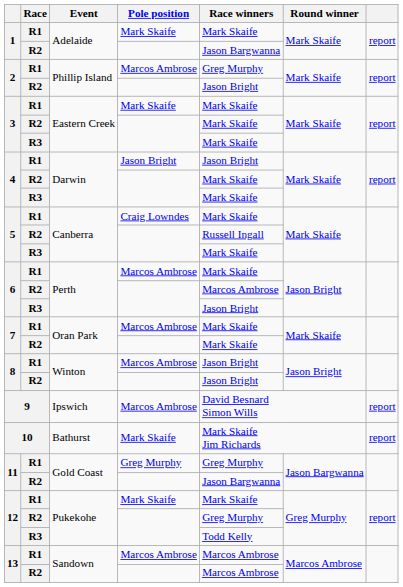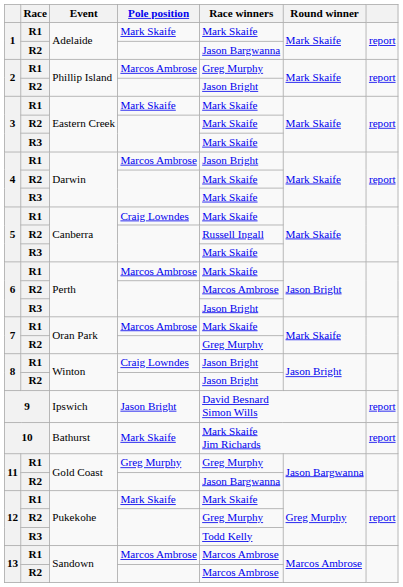(148, 160) Jason Bright -> (159, 160) Marcos Ambrose
(230, 344) Mark Skaife -> (233, 344) Greg Murphy
(159, 362) Marcos Ambrose -> (155, 362) Craig Lowndes
(159, 406) Marcos Ambrose -> (148, 406) Jason Bright
